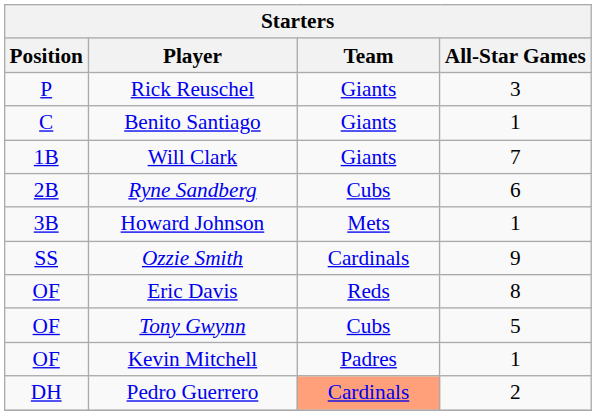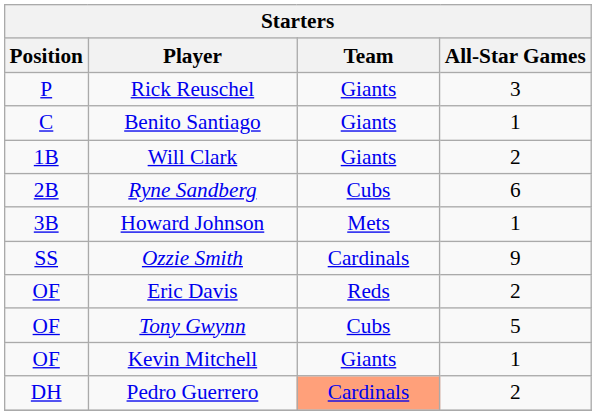(515, 156) 7 -> (515, 156) 2
(515, 291) 8 -> (515, 291) 2
(369, 358) Padres -> (369, 358) Giants
